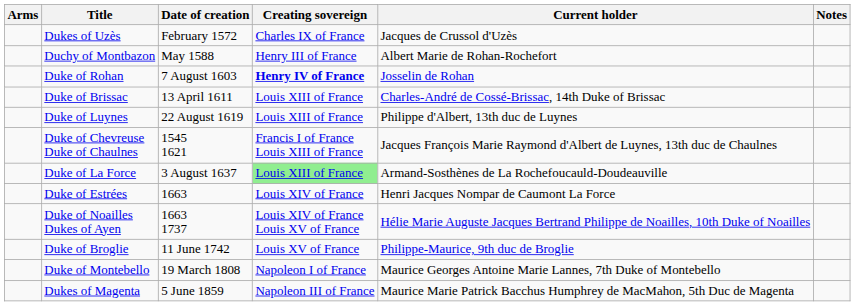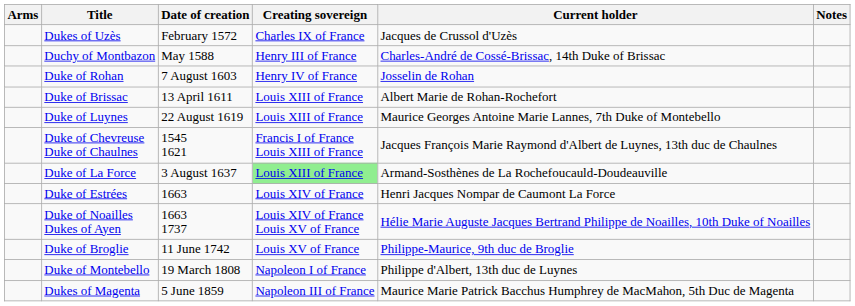(468, 55) Albert Marie de Rohan-Rochefort -> (523, 55) Charles-André de Cossé-Brissac, 14th Duke of Brissac
(310, 76) bold -> (306, 76) normal
(523, 96) Charles-André de Cossé-Brissac, 14th Duke of Brissac -> (468, 96) Albert Marie de Rohan-Rochefort
(479, 117) Philippe d'Albert, 13th duc de Luynes -> (550, 117) Maurice Georges Antoine Marie Lannes, 7th Duke of Montebello
(550, 270) Maurice Georges Antoine Marie Lannes, 7th Duke of Montebello -> (479, 270) Philippe d'Albert, 13th duc de Luynes
